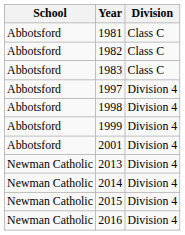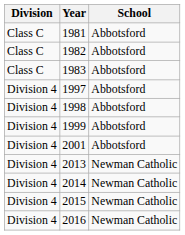columns swapped: (50, 13) <-> (152, 13)
